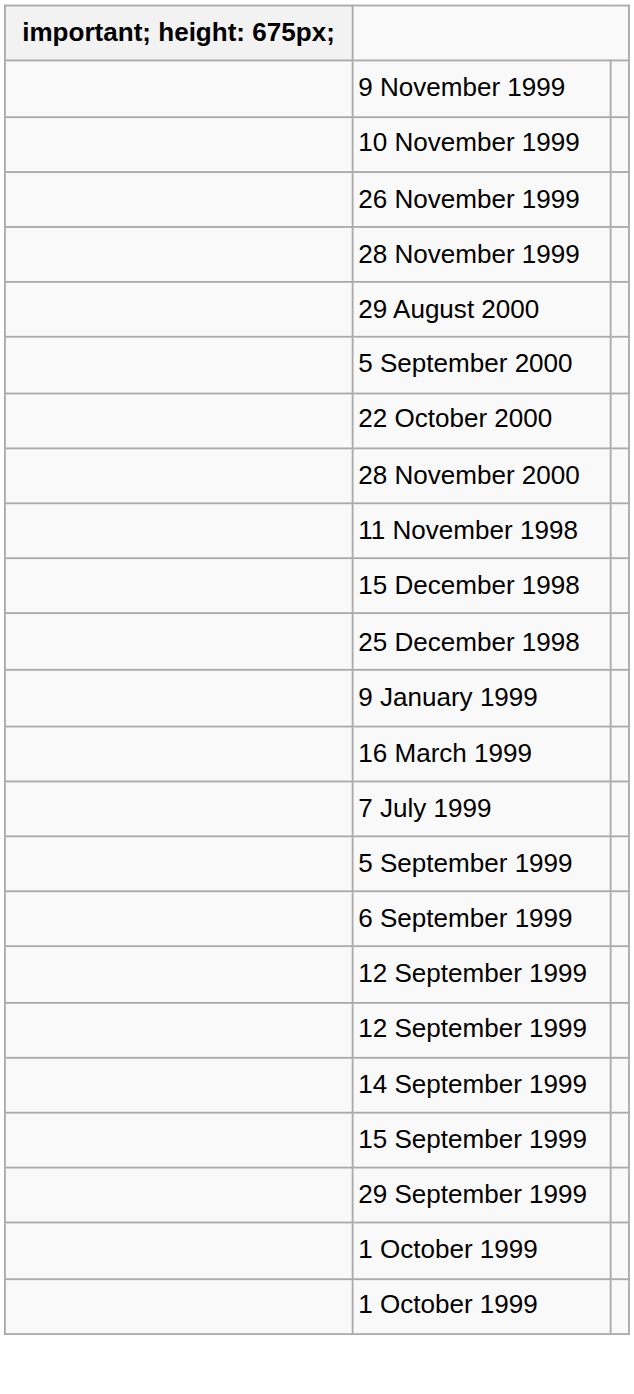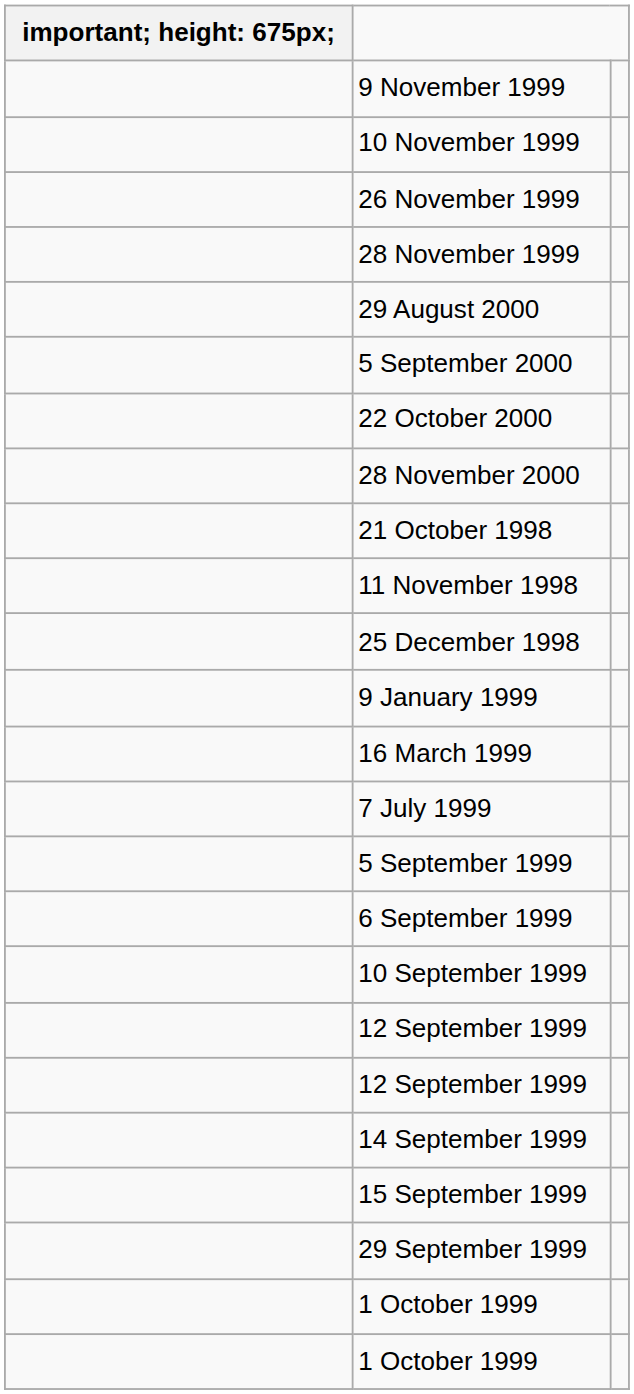+ row: (179, 531)
- row: (179, 586)
+ row: (179, 975)
